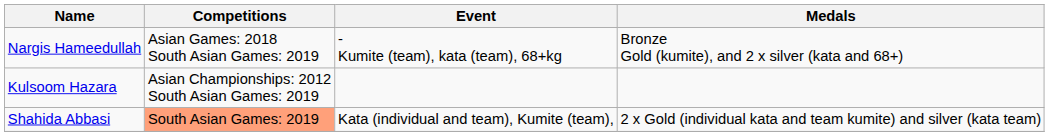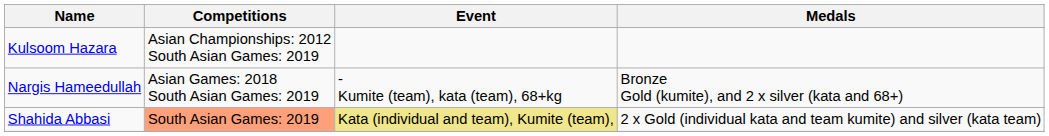rows swapped: (62, 87) <-> (75, 47)
(476, 119) no background -> (476, 119) khaki background
